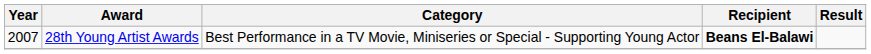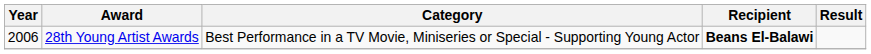(23, 37) 2007 -> (23, 37) 2006
